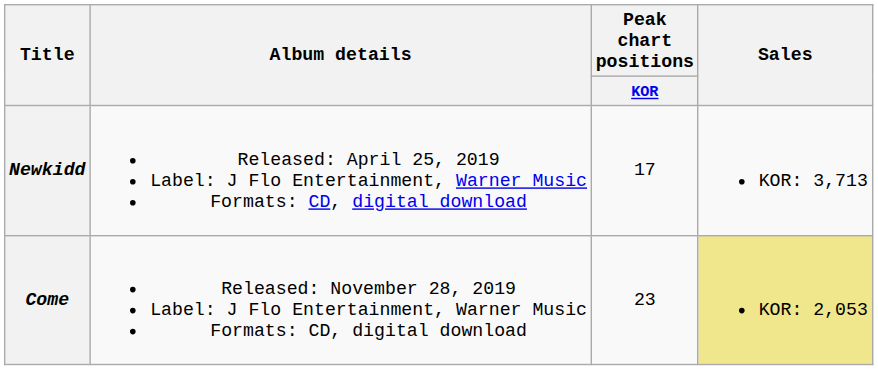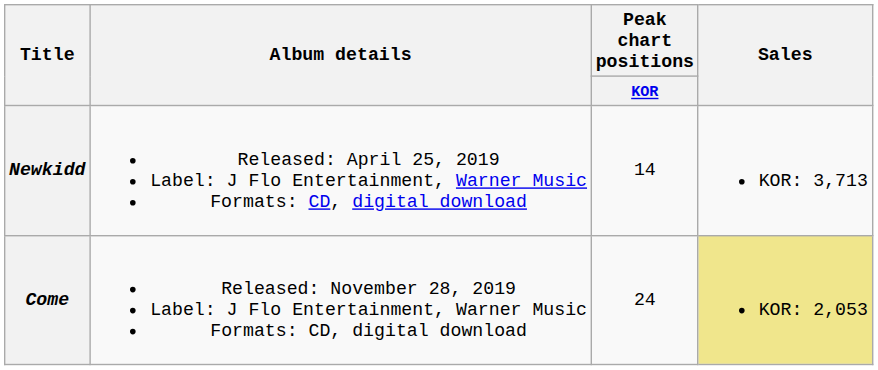(645, 171) 17 -> (645, 171) 14
(645, 300) 23 -> (645, 300) 24
